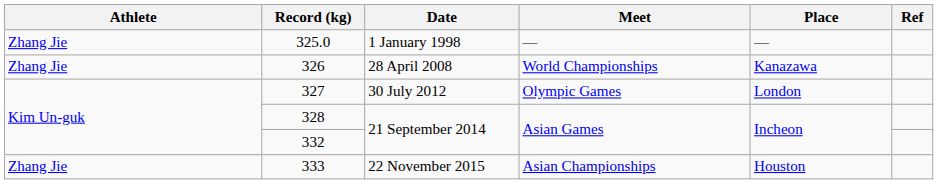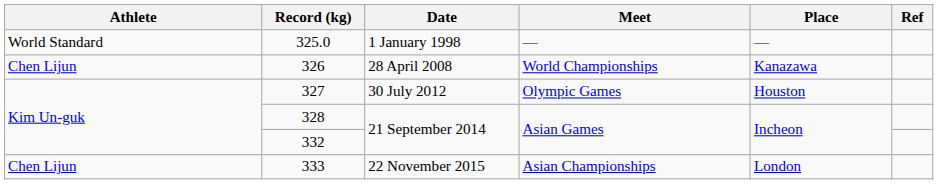(38, 42) Zhang Jie -> (56, 42) World Standard
(38, 67) Zhang Jie -> (42, 67) Chen Lijun
(778, 92) London -> (780, 92) Houston
(38, 166) Zhang Jie -> (42, 166) Chen Lijun
(780, 166) Houston -> (778, 166) London
